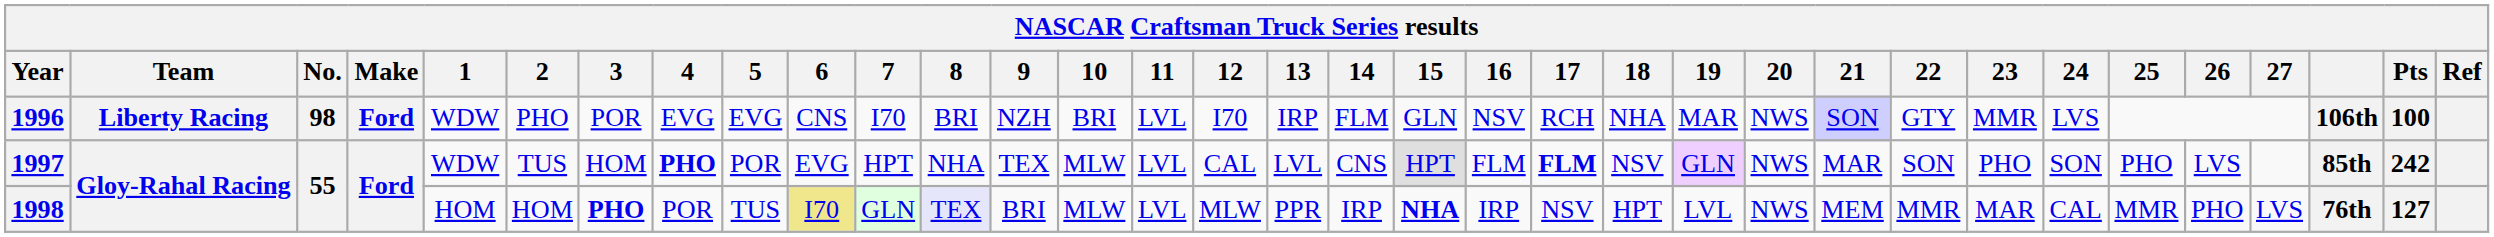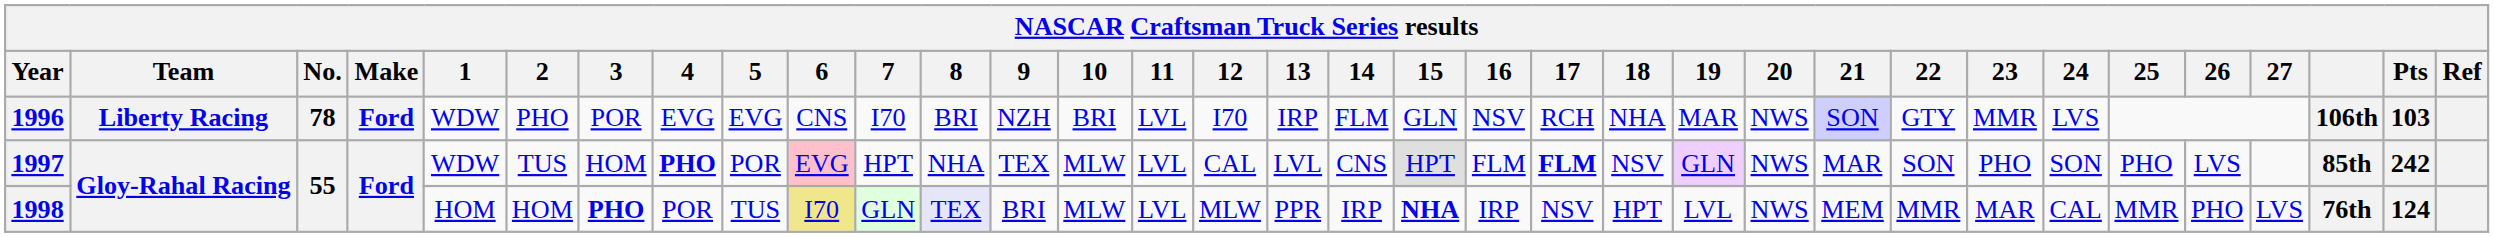(323, 117) 98 -> (323, 117) 78
(2410, 117) 100 -> (2410, 117) 103
(822, 163) no background -> (822, 163) pink background
(2410, 208) 127 -> (2410, 208) 124
